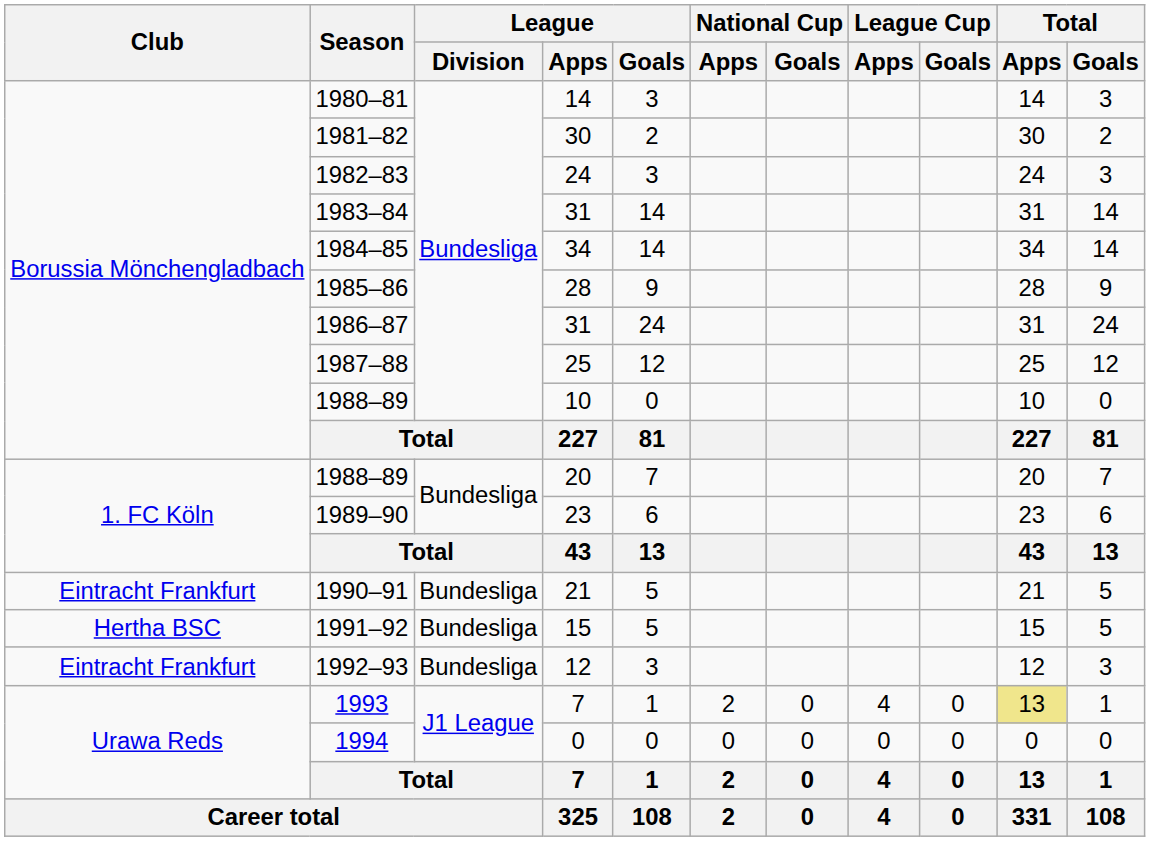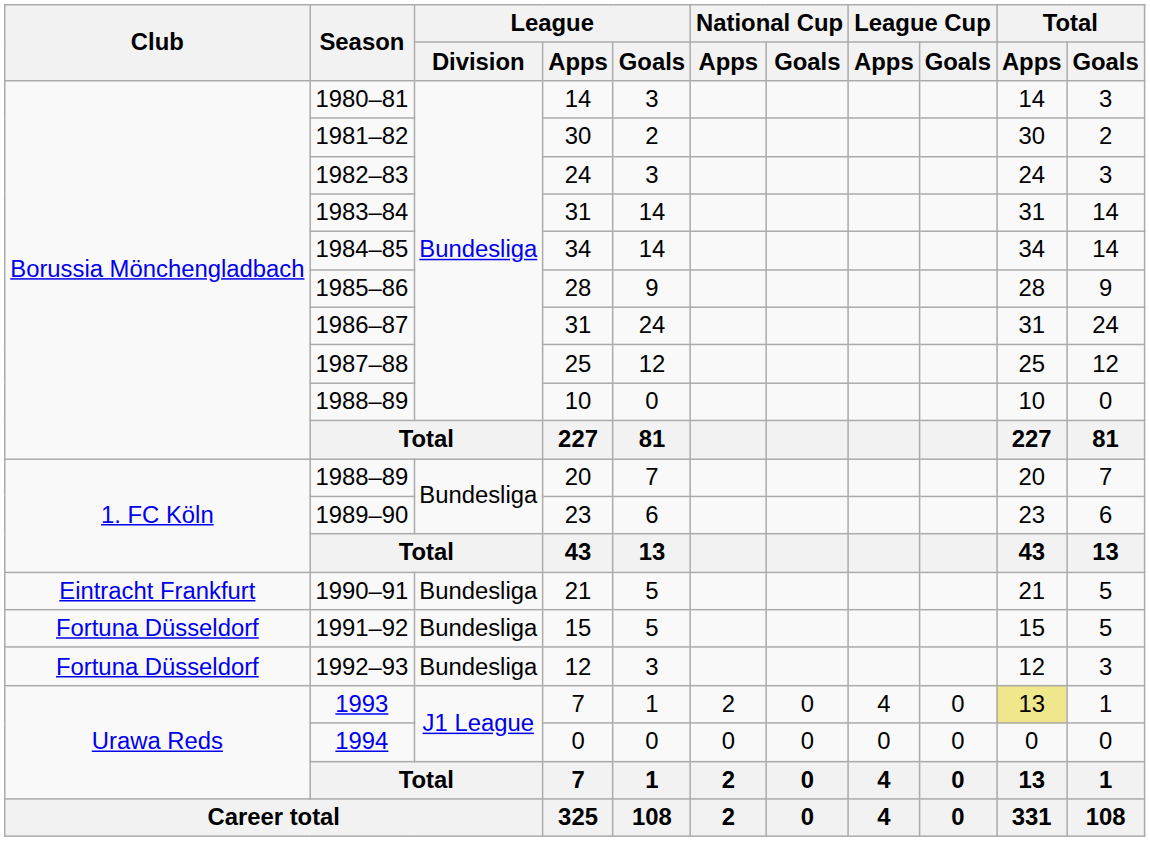(157, 628) Hertha BSC -> (157, 628) Fortuna Düsseldorf
(157, 666) Eintracht Frankfurt -> (157, 666) Fortuna Düsseldorf
